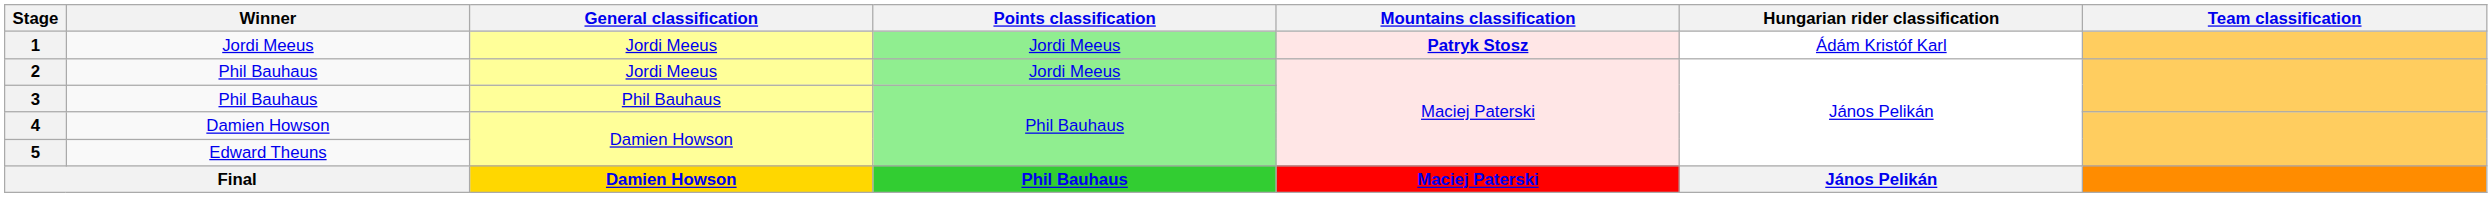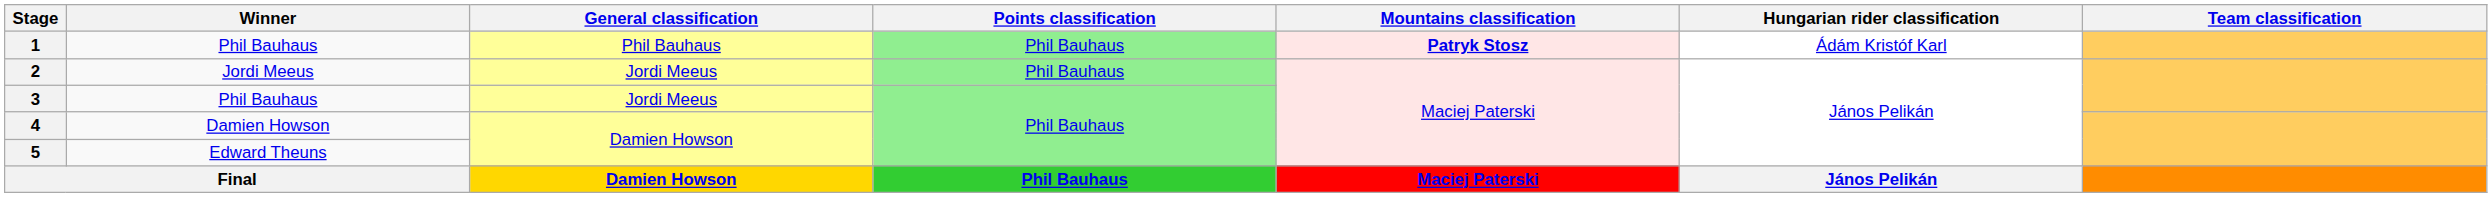(268, 45) Jordi Meeus -> (268, 45) Phil Bauhaus
(671, 45) Jordi Meeus -> (671, 45) Phil Bauhaus
(1075, 45) Jordi Meeus -> (1075, 45) Phil Bauhaus
(268, 72) Phil Bauhaus -> (268, 72) Jordi Meeus
(1075, 72) Jordi Meeus -> (1075, 72) Phil Bauhaus
(671, 99) Phil Bauhaus -> (671, 99) Jordi Meeus
